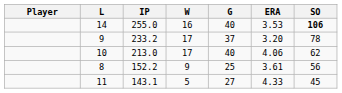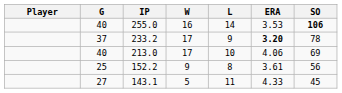columns swapped: (230, 11) <-> (102, 11)
(273, 39) normal -> (273, 39) bold
(315, 53) 62 -> (315, 53) 69
